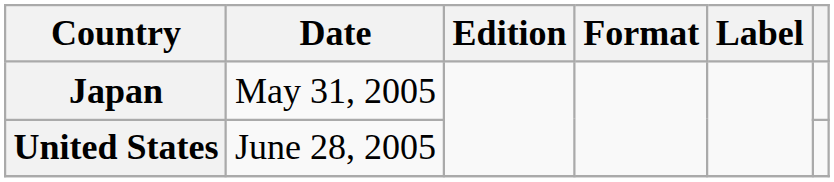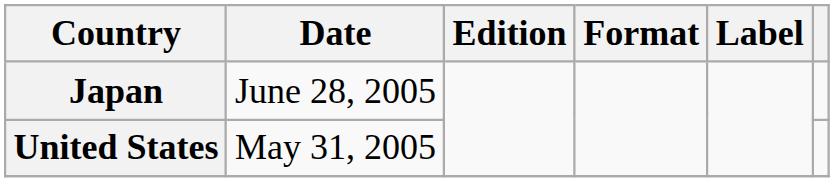(336, 90) May 31, 2005 -> (336, 90) June 28, 2005
(336, 147) June 28, 2005 -> (336, 147) May 31, 2005
